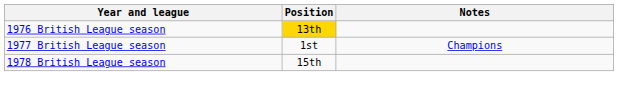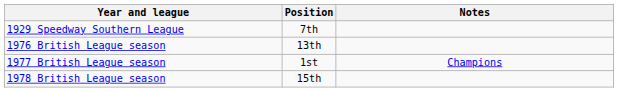+ row: (95, 29)
(309, 29) gold background -> (309, 46) no background
